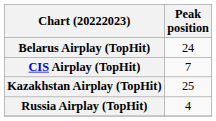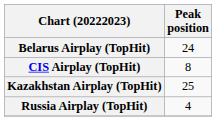(188, 67) 7 -> (188, 67) 8
